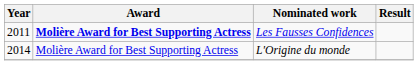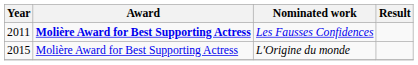(19, 50) 2014 -> (19, 50) 2015
